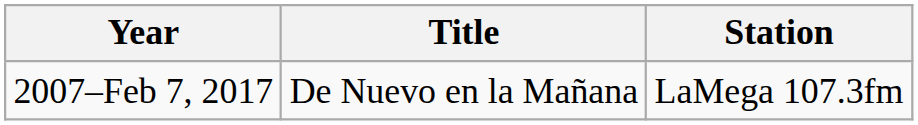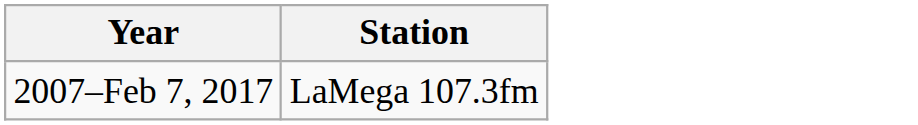- column: (464, 32)
